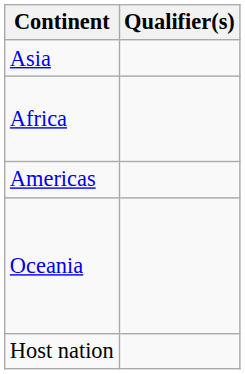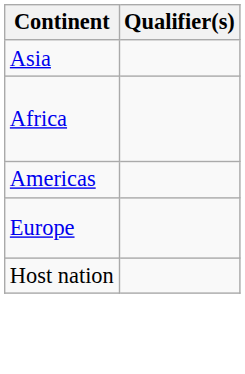- row: (47, 265)
+ row: (42, 227)
